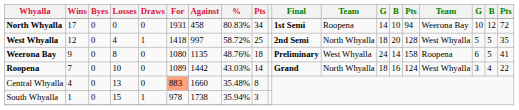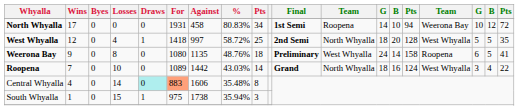(117, 83) 13 -> (117, 83) 14
(143, 83) no background -> (143, 83) paleturquoise background
(199, 83) 1660 -> (199, 83) 1606
(176, 97) 978 -> (176, 97) 975
